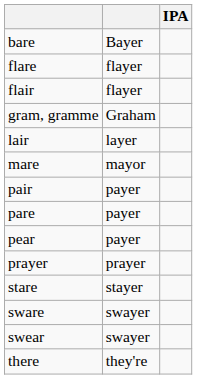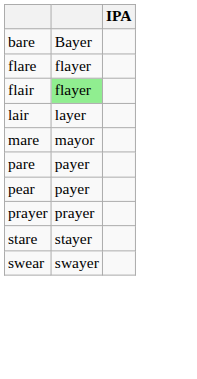(124, 90) no background -> (73, 90) lightgreen background
- row: (53, 115)
- row: (20, 189)
- row: (26, 312)
- row: (24, 361)
